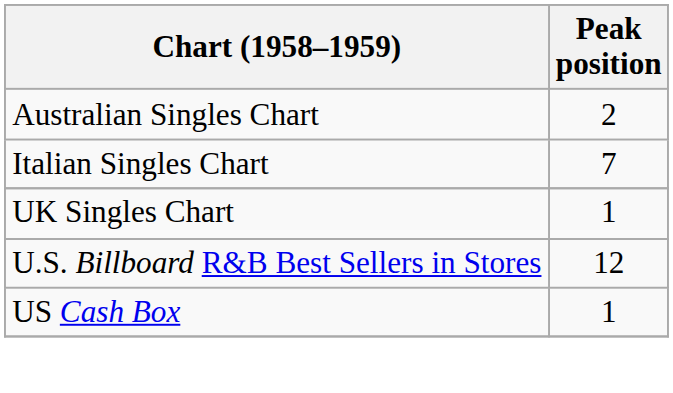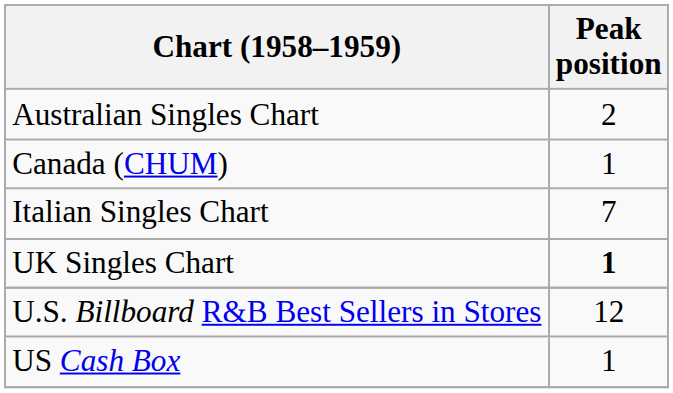+ row: (120, 163)
(609, 212) normal -> (609, 262) bold
